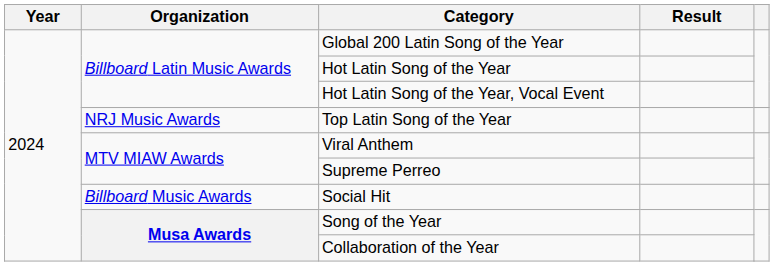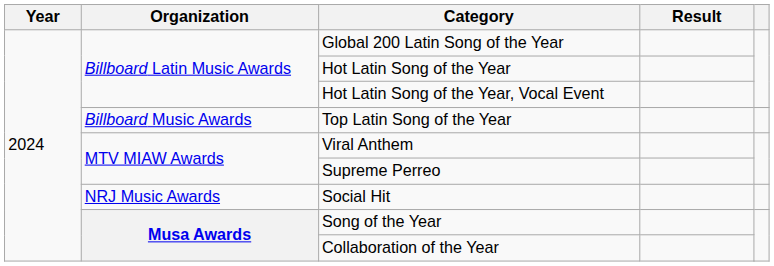(152, 119) NRJ Music Awards -> (168, 119) Billboard Music Awards
(168, 196) Billboard Music Awards -> (152, 196) NRJ Music Awards
